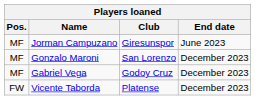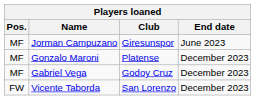(149, 58) San Lorenzo -> (140, 58) Platense
(140, 88) Platense -> (149, 88) San Lorenzo
